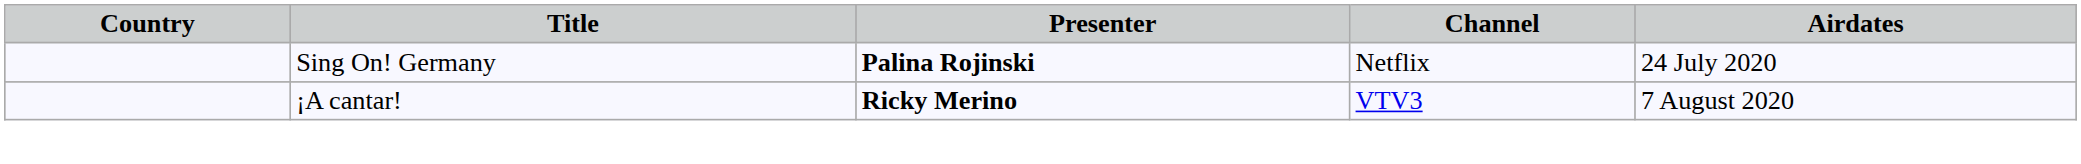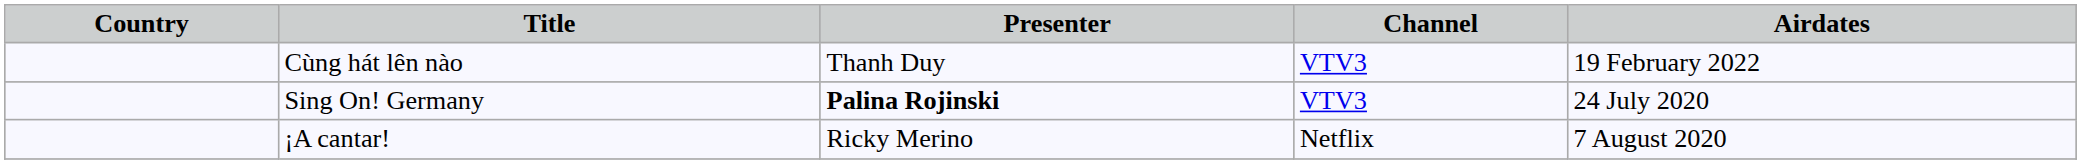+ row: (374, 62)
(1393, 62) Netflix -> (1333, 100) VTV3
(939, 100) bold -> (900, 138) normal
(1389, 100) VTV3 -> (1337, 138) Netflix
